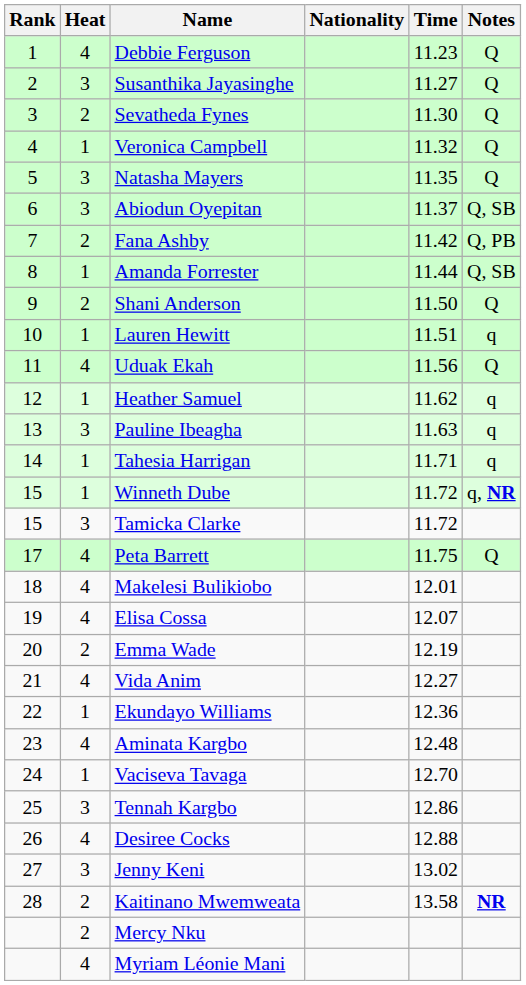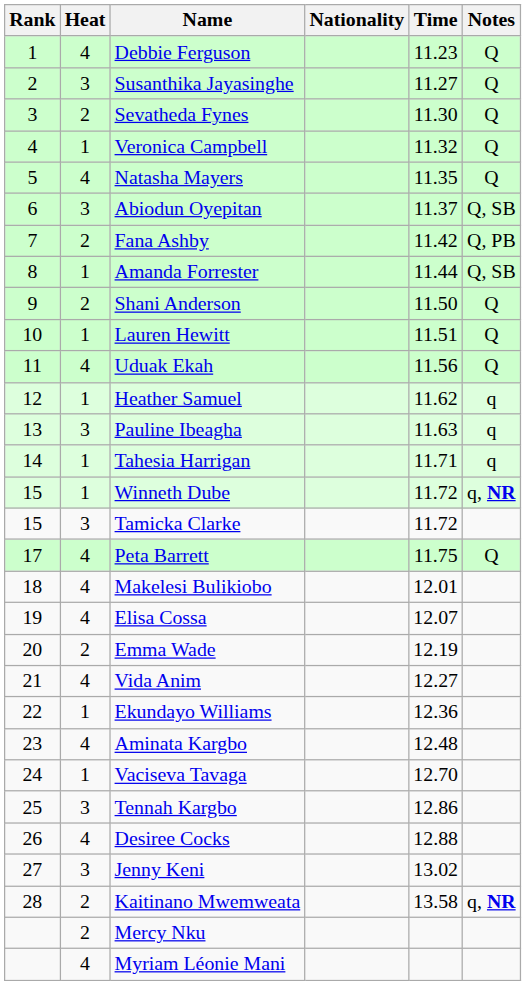(85, 177) 3 -> (85, 177) 4
(491, 334) q -> (491, 334) Q
(491, 901) NR -> (491, 901) q, NR
